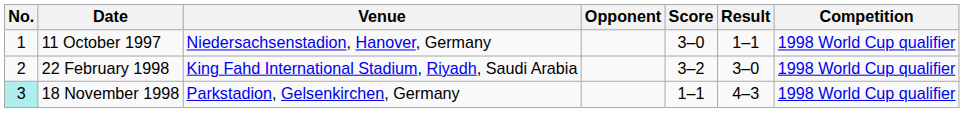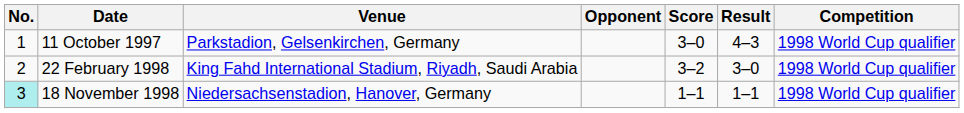(339, 42) Niedersachsenstadion, Hanover, Germany -> (323, 42) Parkstadion, Gelsenkirchen, Germany
(746, 42) 1–1 -> (746, 42) 4–3
(323, 94) Parkstadion, Gelsenkirchen, Germany -> (339, 94) Niedersachsenstadion, Hanover, Germany
(746, 94) 4–3 -> (746, 94) 1–1
